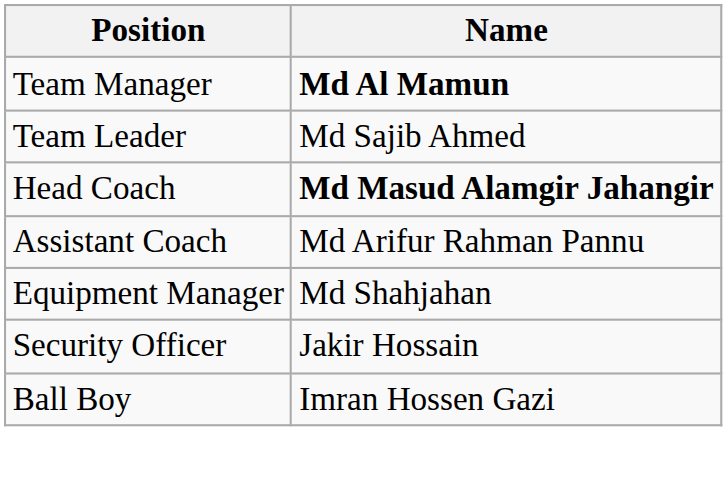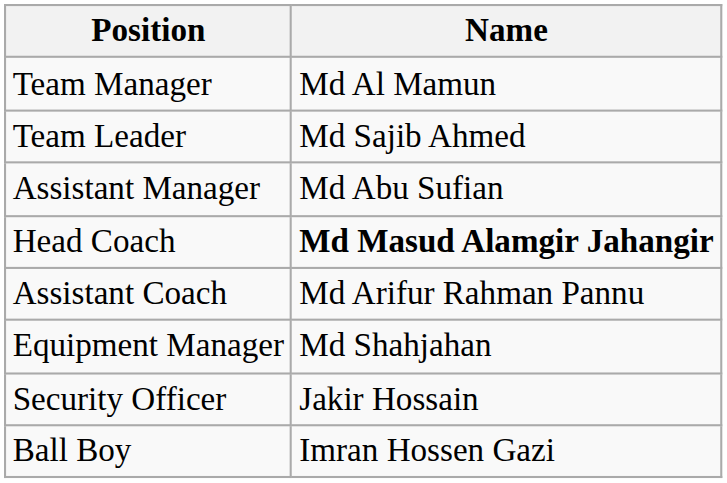(404, 83) bold -> (398, 83) normal
+ row: (136, 188)
